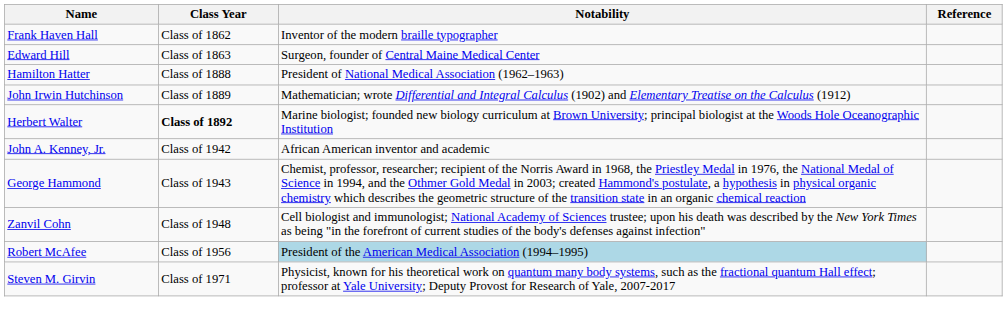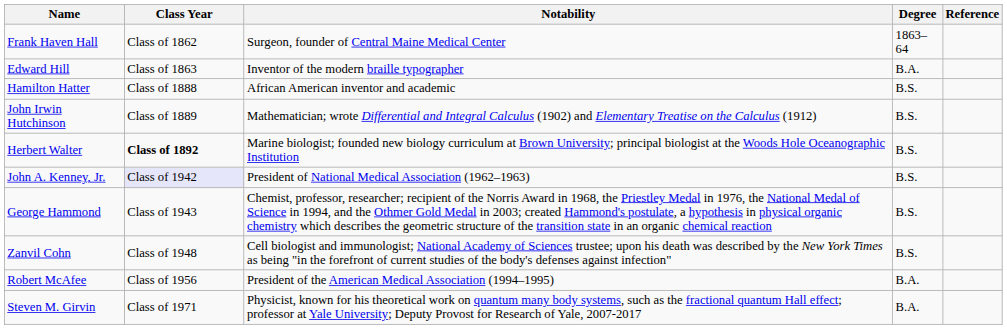+ column: (918, 14)
(389, 34) Inventor of the modern braille typographer -> (376, 41) Surgeon, founder of Central Maine Medical Center
(410, 54) Surgeon, founder of Central Maine Medical Center -> (355, 68) Inventor of the modern braille typographer
(422, 74) President of National Medical Association (1962–1963) -> (351, 88) African American inventor and academic
(196, 149) no background -> (162, 177) lavender background
(385, 149) African American inventor and academic -> (388, 177) President of National Medical Association (1962–1963)
(434, 251) lightblue background -> (400, 280) no background
